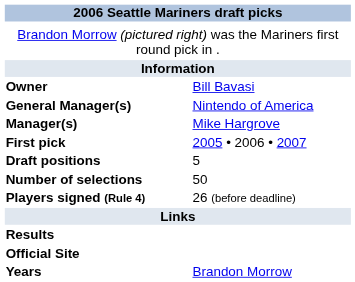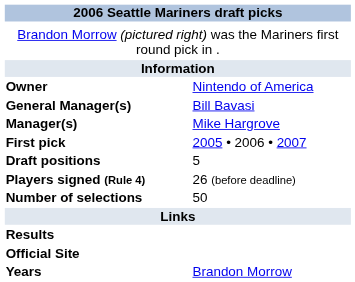(224, 87) Bill Bavasi -> (253, 87) Nintendo of America
(253, 105) Nintendo of America -> (224, 105) Bill Bavasi
rows swapped: (74, 179) <-> (75, 197)
